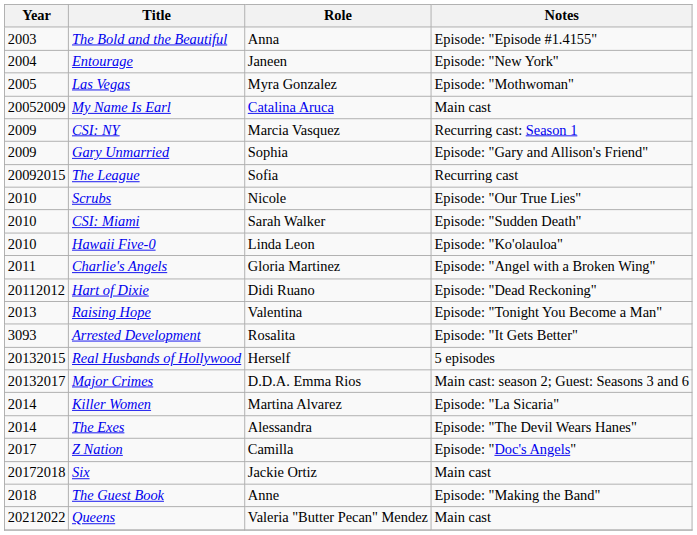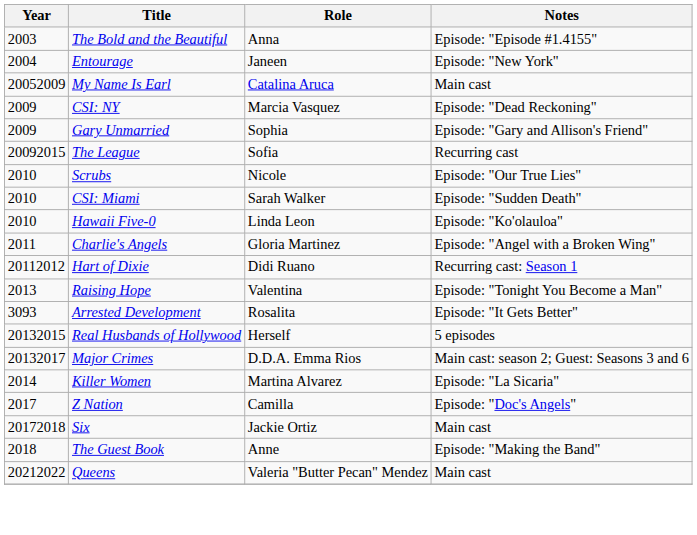- row: (101, 84)
(506, 130) Recurring cast: Season 1 -> (516, 107) Episode: "Dead Reckoning"
(516, 289) Episode: "Dead Reckoning" -> (506, 267) Recurring cast: Season 1
- row: (98, 426)
